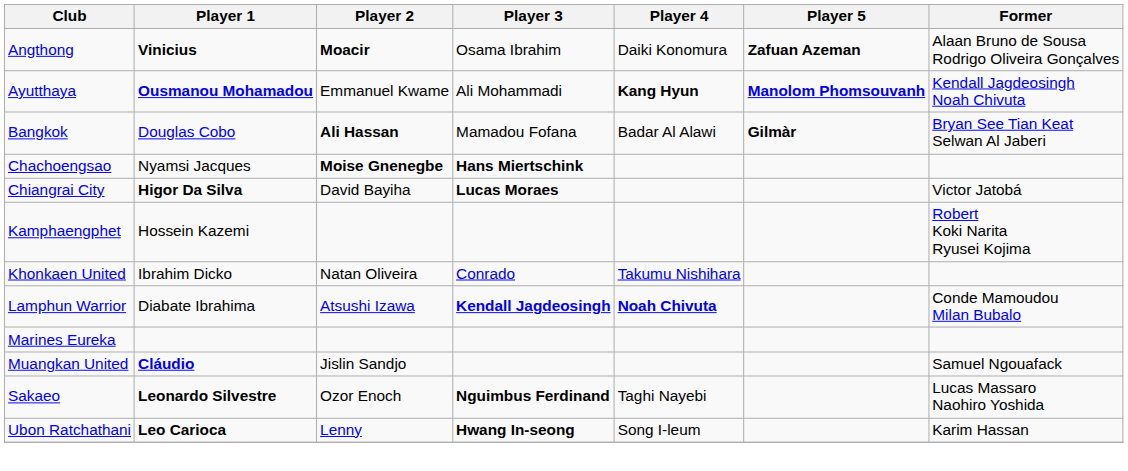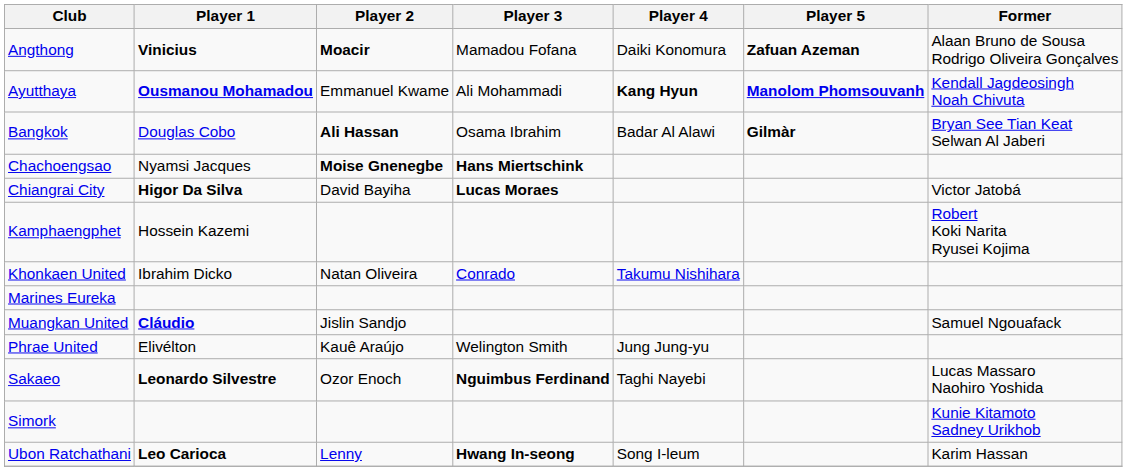(509, 49) Osama Ibrahim -> (516, 49) Mamadou Fofana
(516, 132) Mamadou Fofana -> (509, 132) Osama Ibrahim
- row: (67, 306)
+ row: (53, 346)
+ row: (32, 421)
